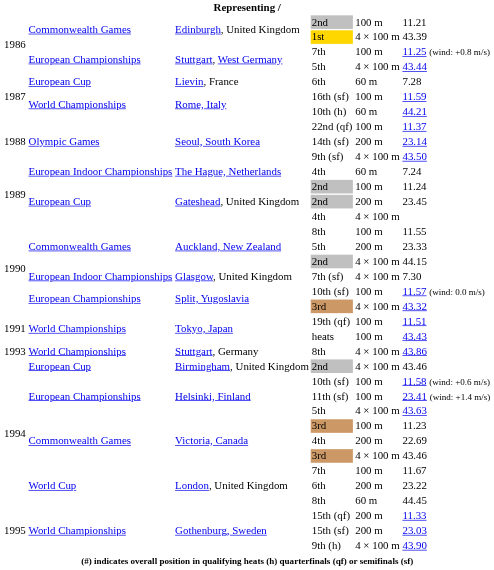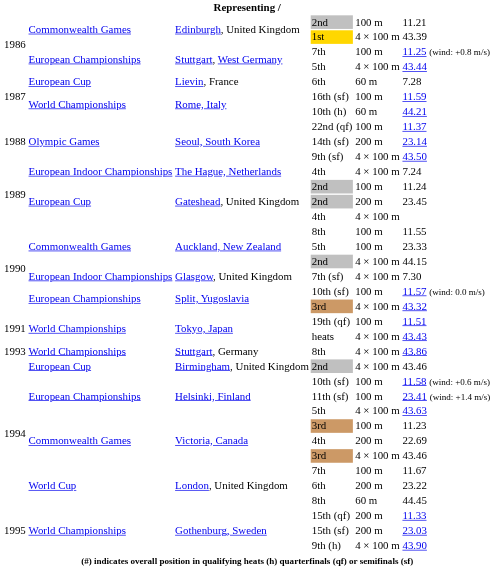(366, 171) 60 m -> (377, 171) 4 × 100 m
(369, 246) 200 m -> (369, 246) 100 m
(369, 336) 100 m -> (377, 336) 4 × 100 m
